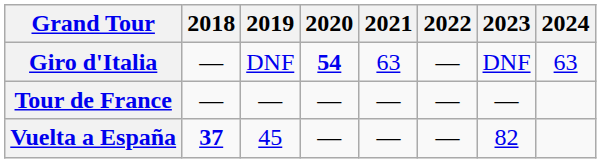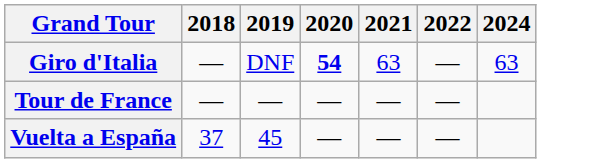- column: (507, 23)
(211, 137) bold -> (211, 137) normal
